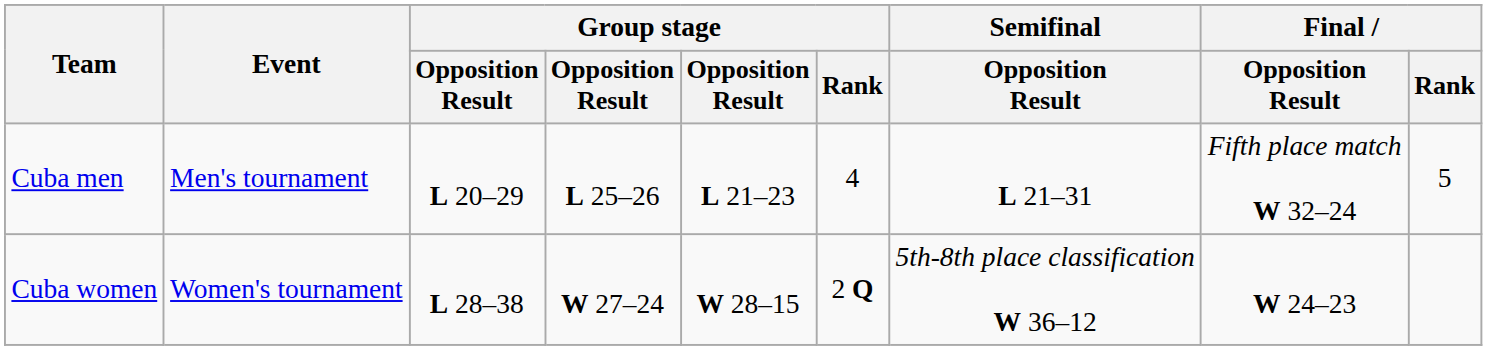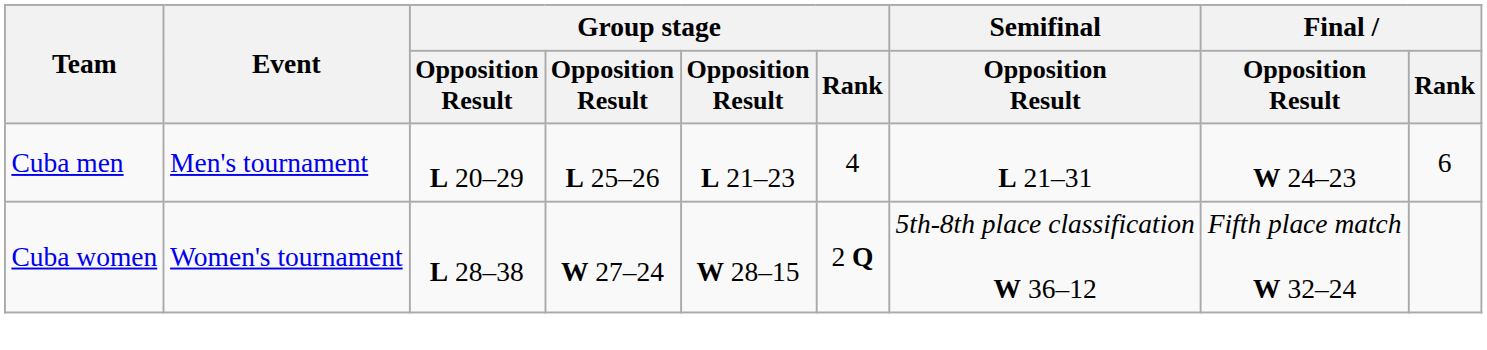(1305, 178) Fifth place match W 32–24 -> (1305, 178) W 24–23
(1445, 178) 5 -> (1445, 162) 6
(1305, 305) W 24–23 -> (1305, 256) Fifth place match W 32–24
